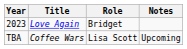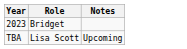- column: (57, 11)
